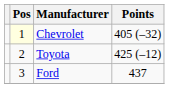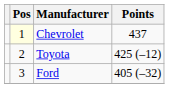(138, 34) 405 (–32) -> (138, 34) 437
(138, 73) 437 -> (138, 73) 405 (–32)
